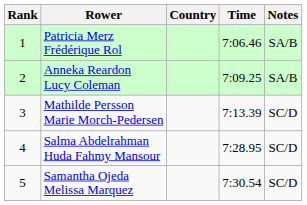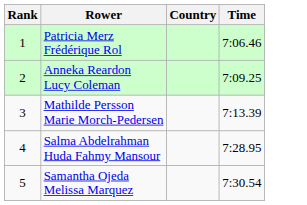- column: (283, 14)
